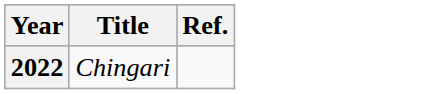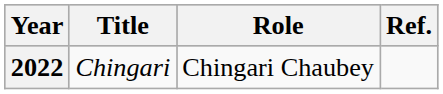+ column: (278, 25)
